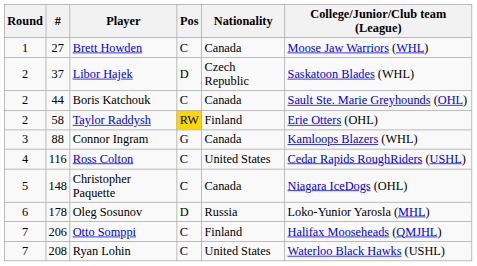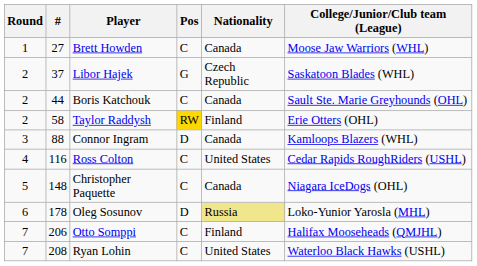(184, 74) D -> (184, 74) G
(184, 139) G -> (184, 139) D
(221, 212) no background -> (221, 212) khaki background
